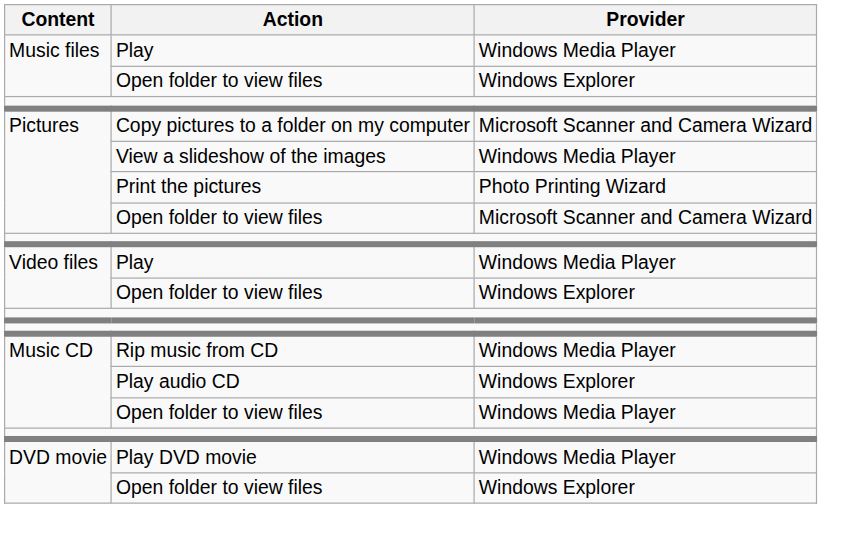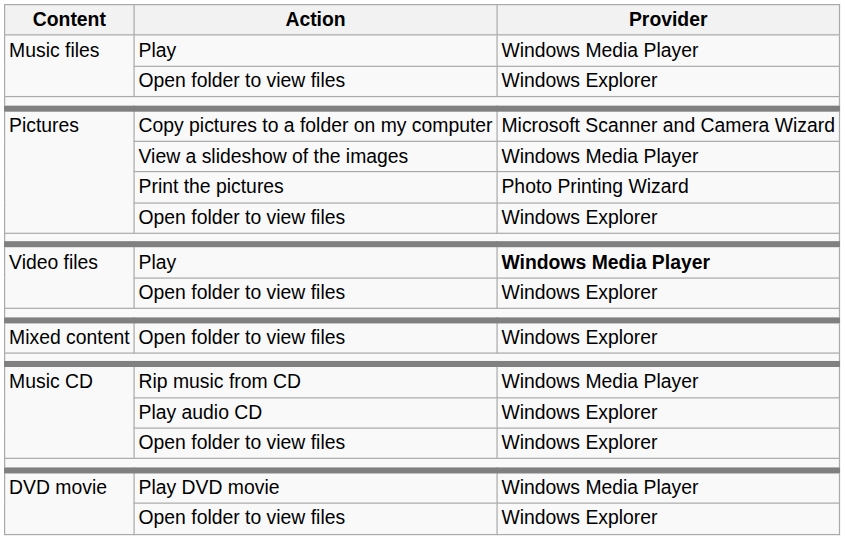(646, 217) Microsoft Scanner and Camera Wizard -> (579, 217) Windows Explorer
(577, 262) normal -> (606, 262) bold
+ row: (69, 337)
(577, 412) Windows Media Player -> (579, 443) Windows Explorer
